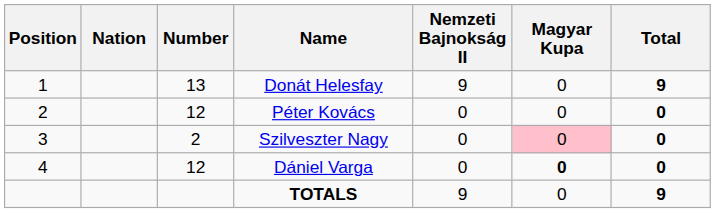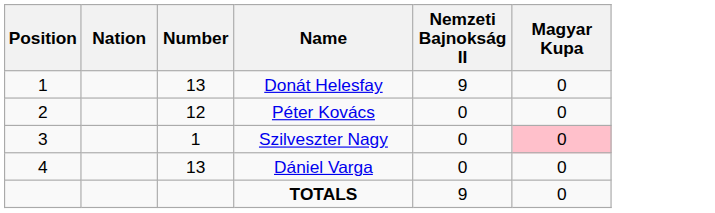- column: (661, 38)
(196, 140) 2 -> (196, 140) 1
(196, 167) 12 -> (196, 167) 13
(562, 167) bold -> (562, 167) normal
